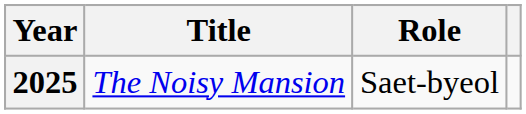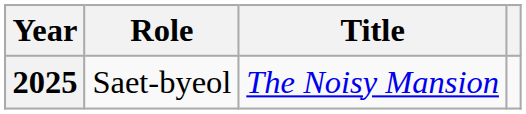columns swapped: (219, 30) <-> (429, 30)
